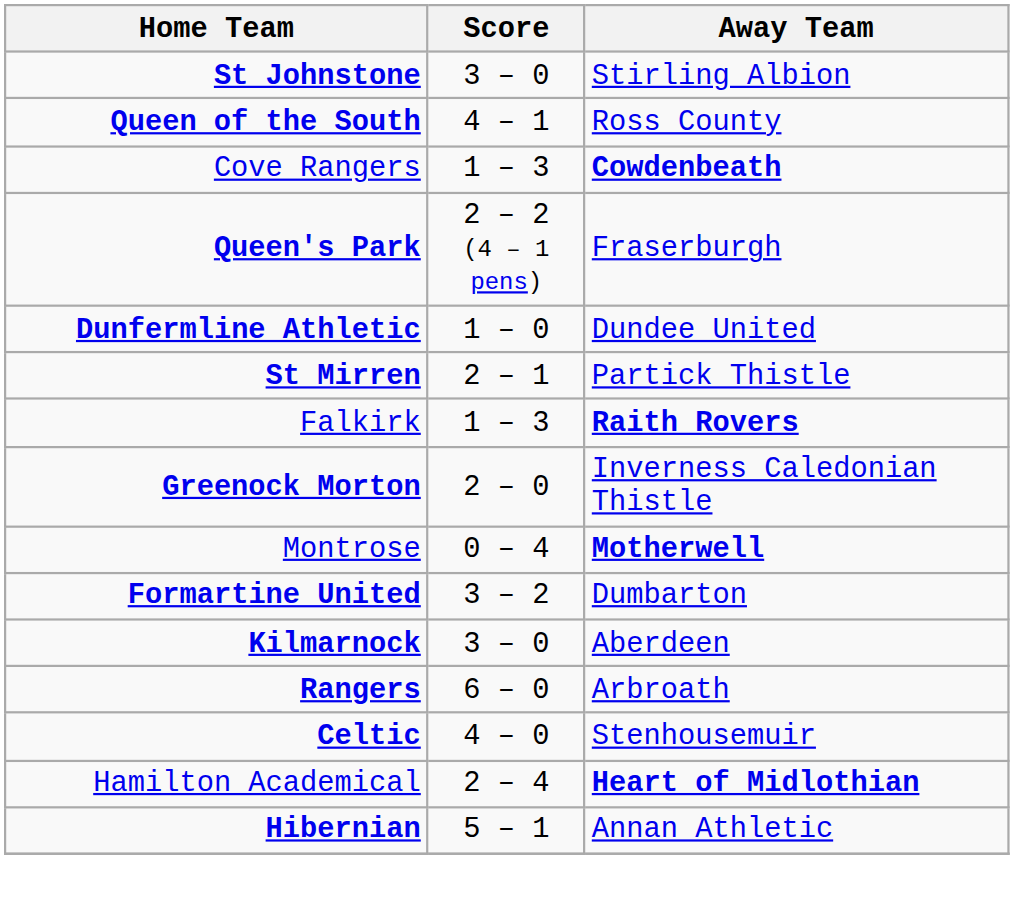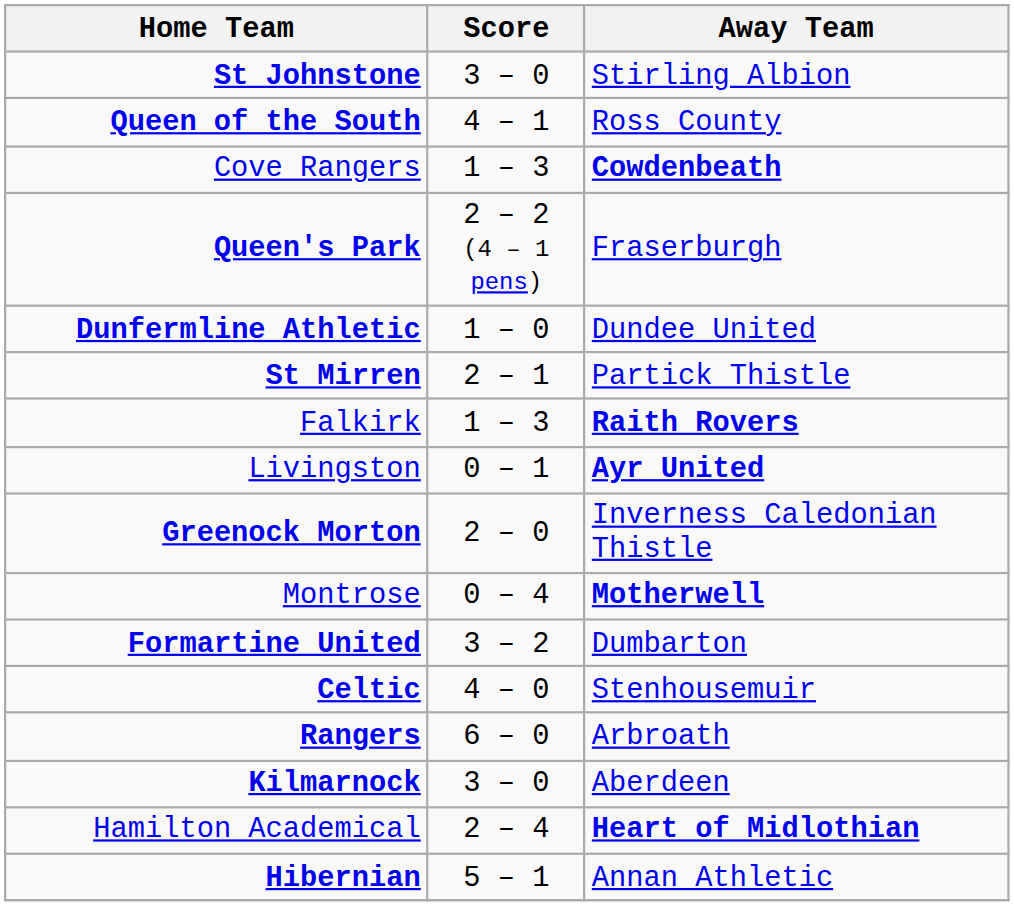+ row: (335, 469)
rows swapped: (335, 643) <-> (369, 737)
